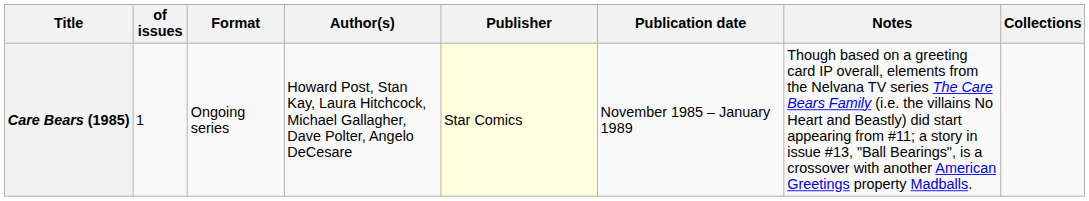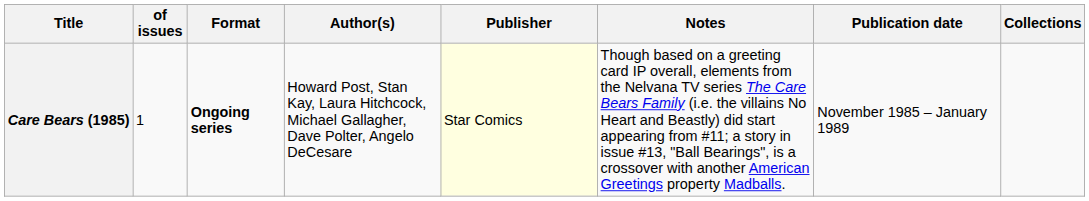columns swapped: (691, 24) <-> (892, 24)
(218, 119) normal -> (220, 119) bold
